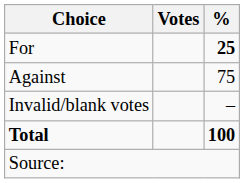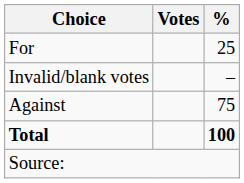(226, 47) bold -> (226, 47) normal
rows swapped: (37, 76) <-> (79, 105)
